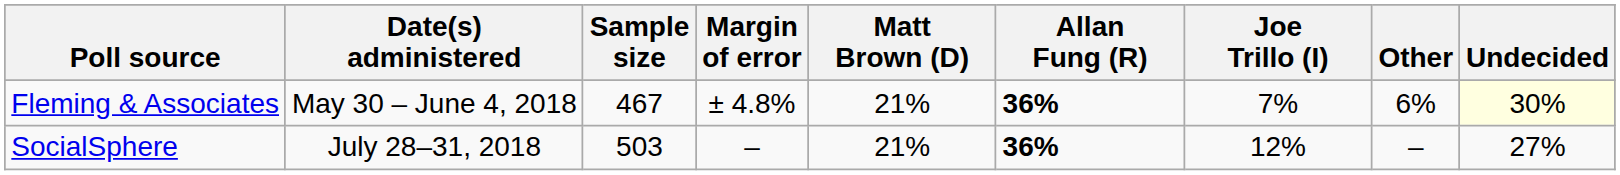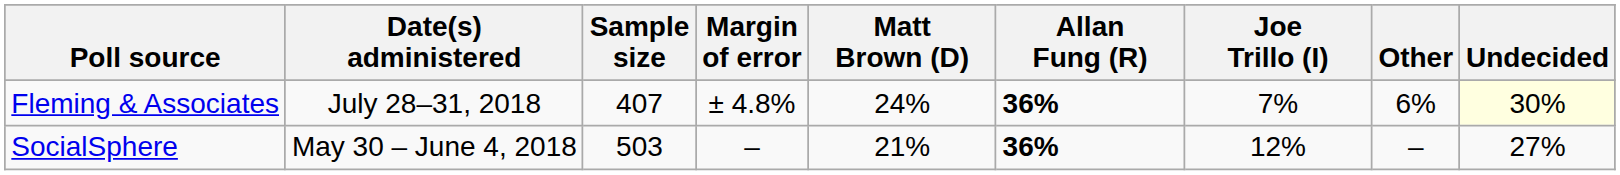(434, 102) May 30 – June 4, 2018 -> (434, 102) July 28–31, 2018
(639, 102) 467 -> (639, 102) 407
(902, 102) 21% -> (902, 102) 24%
(434, 147) July 28–31, 2018 -> (434, 147) May 30 – June 4, 2018
